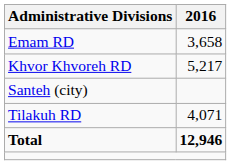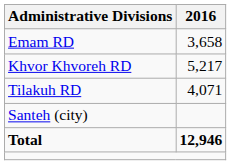rows swapped: (45, 115) <-> (48, 90)
